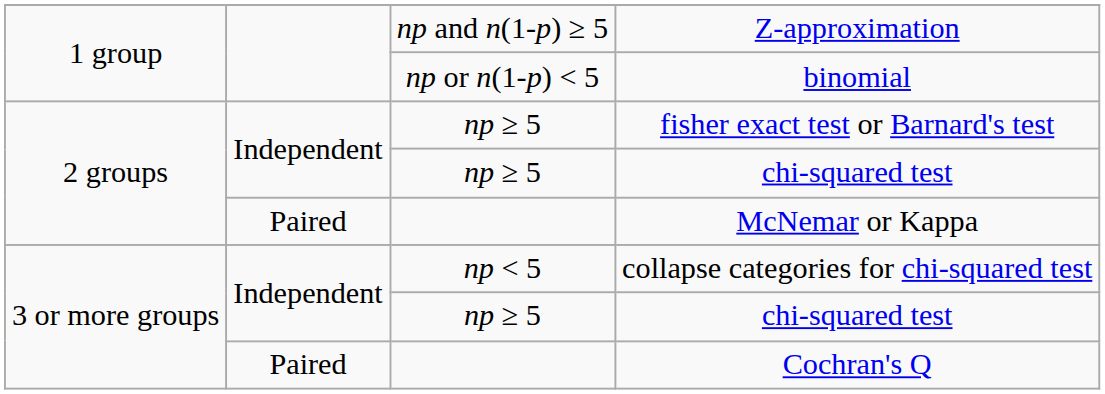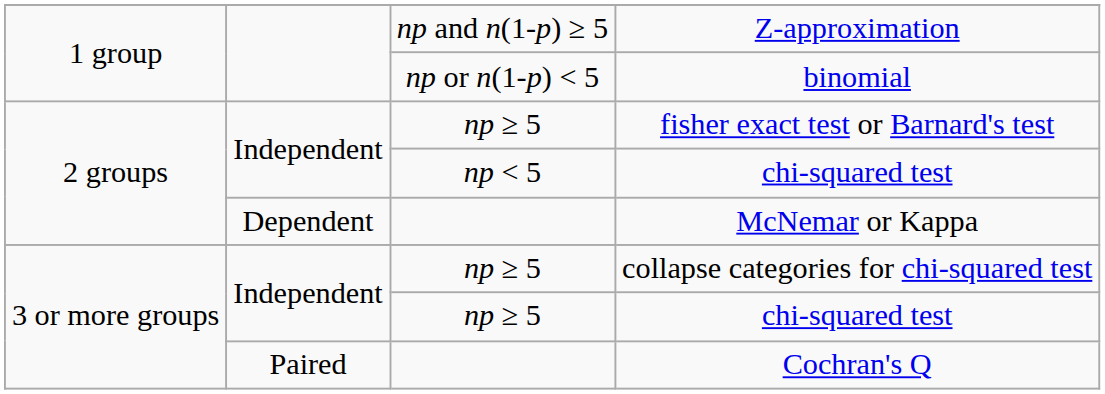(502, 172) np ≥ 5 -> (502, 172) np < 5
(308, 220) Paired -> (308, 220) Dependent
(502, 268) np < 5 -> (502, 268) np ≥ 5
